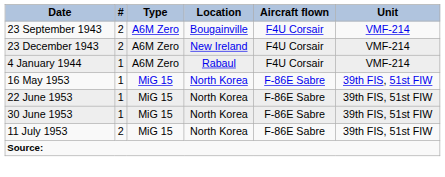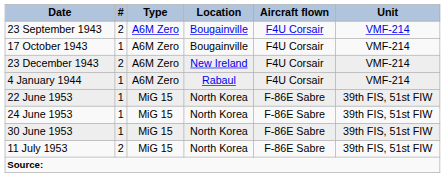+ row: (47, 47)
- row: (38, 81)
+ row: (40, 115)
